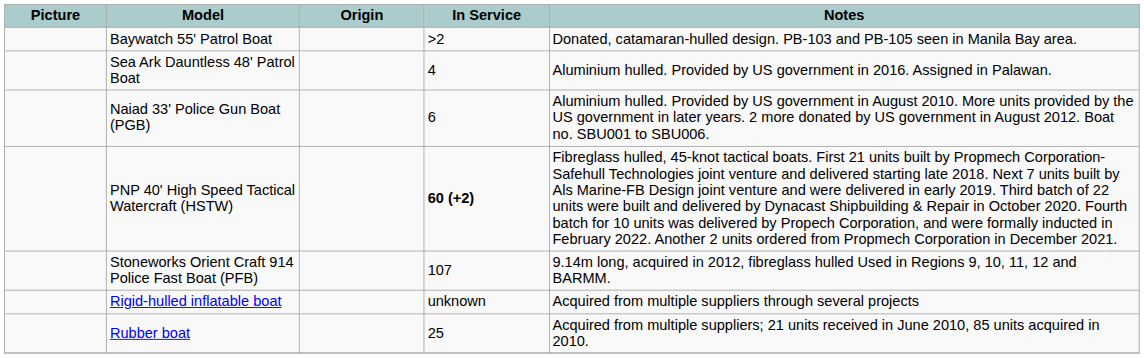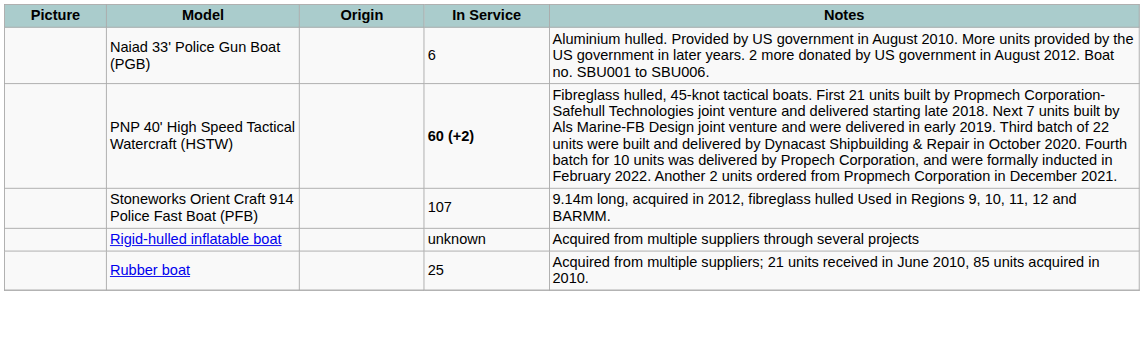- row: (191, 39)
- row: (202, 70)
